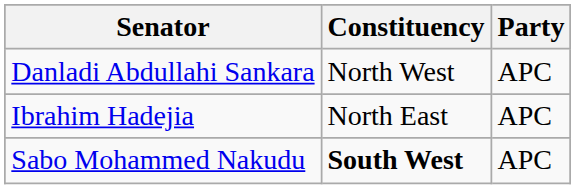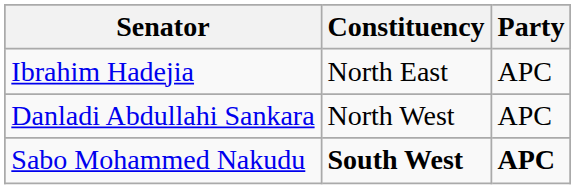rows swapped: (103, 115) <-> (163, 71)
(525, 159) normal -> (526, 159) bold
